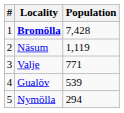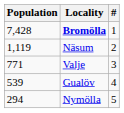columns swapped: (10, 13) <-> (91, 13)
